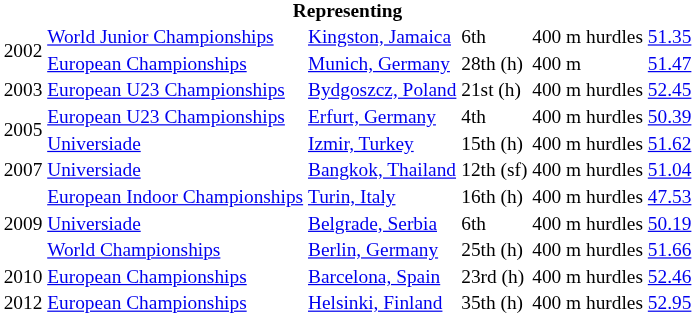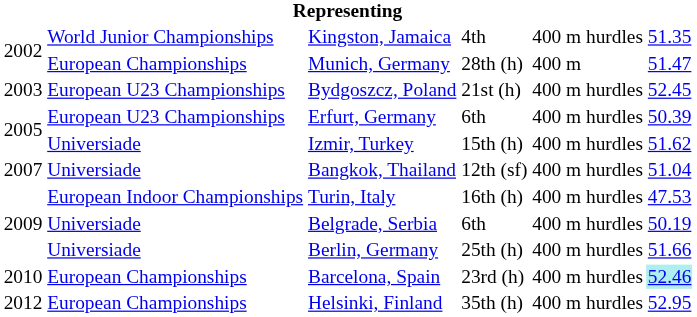(474, 37) 6th -> (474, 37) 4th
(474, 116) 4th -> (474, 116) 6th
(134, 249) World Championships -> (94, 249) Universiade
(670, 276) no background -> (670, 276) paleturquoise background
